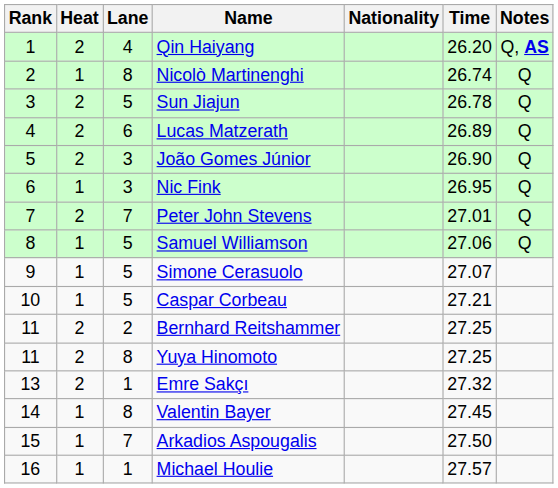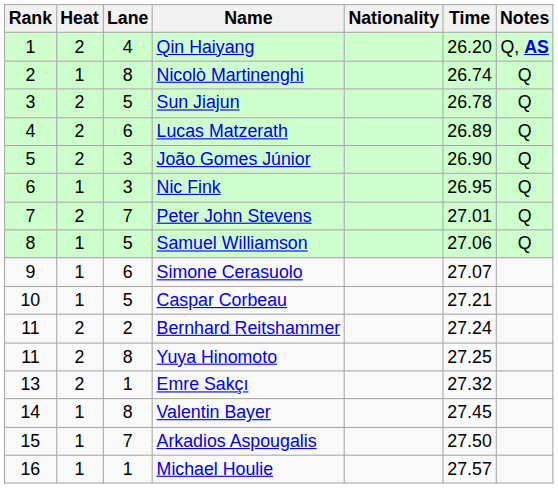(128, 272) 5 -> (128, 272) 6
(470, 328) 27.25 -> (470, 328) 27.24
